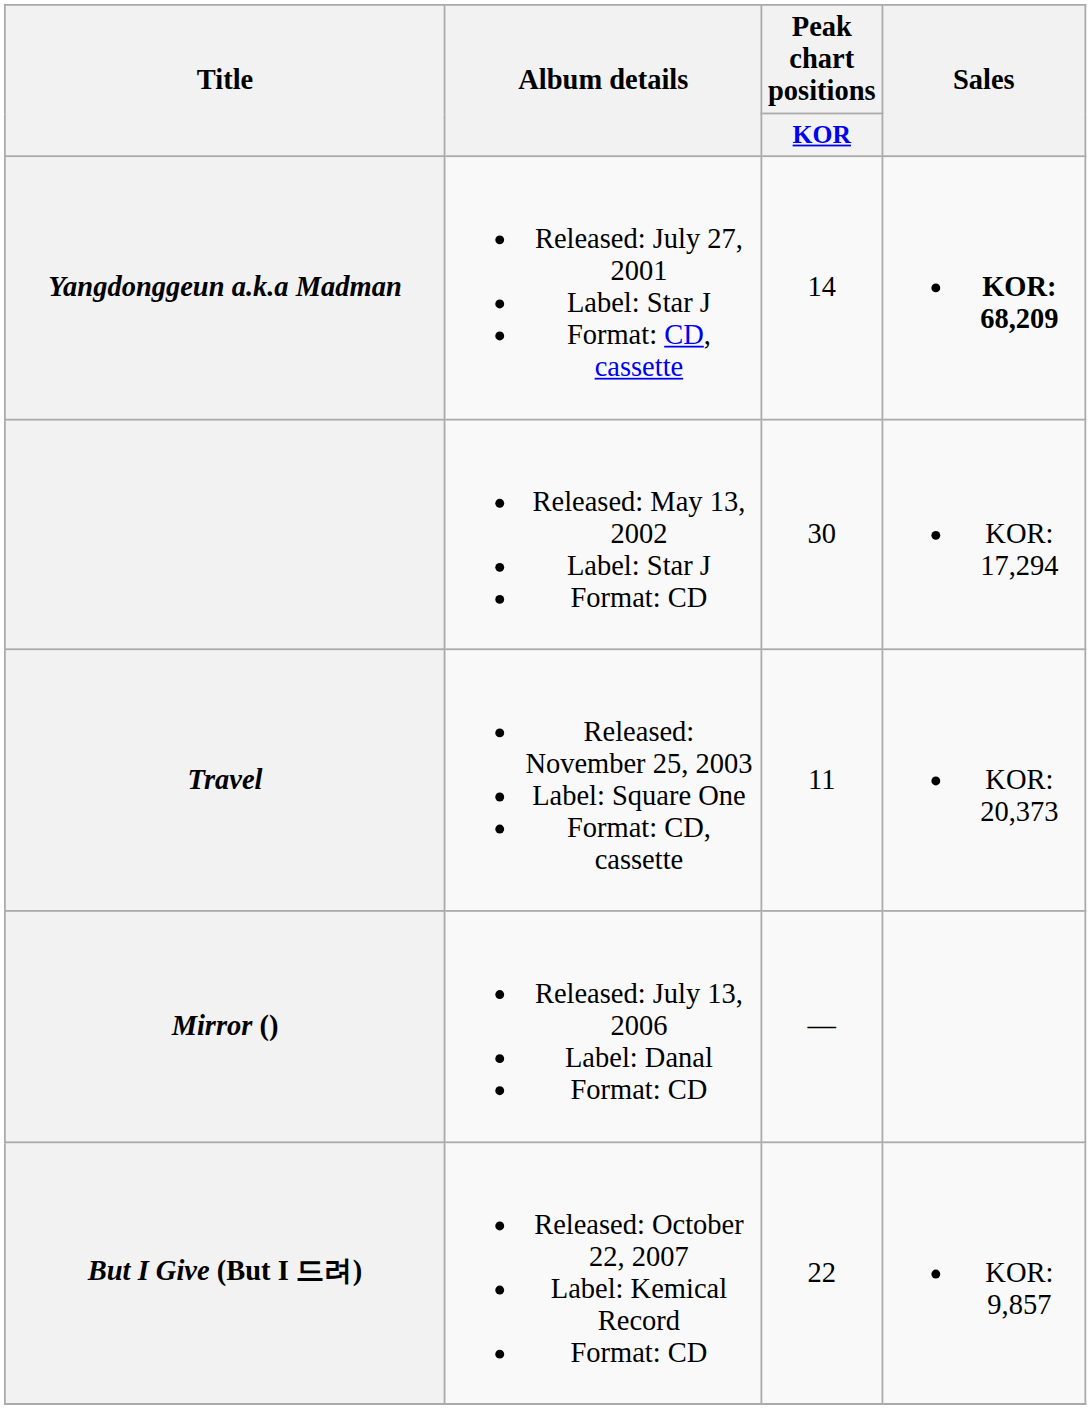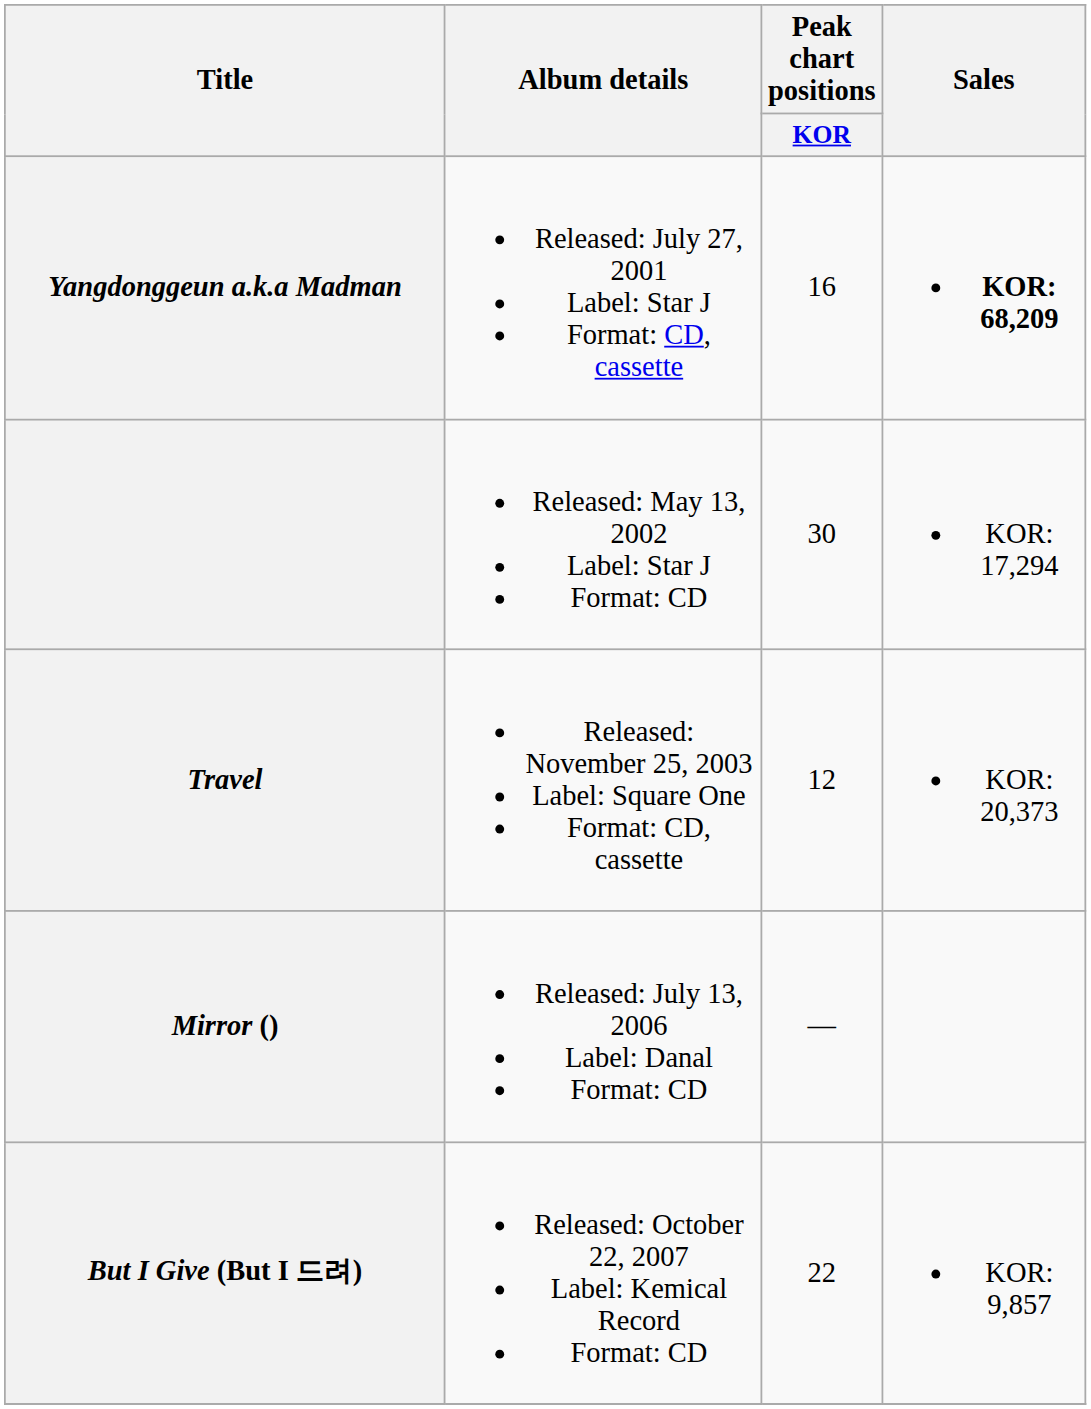(822, 287) 14 -> (822, 287) 16
(822, 779) 11 -> (822, 779) 12
